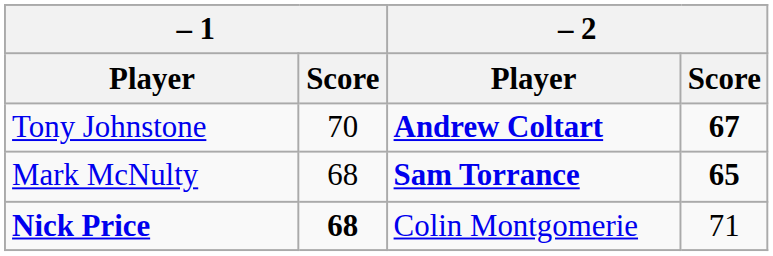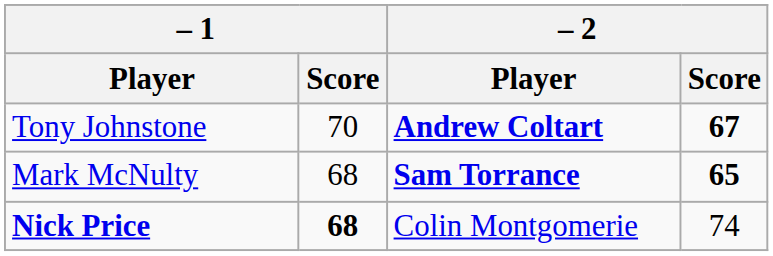(724, 224) 71 -> (724, 224) 74
